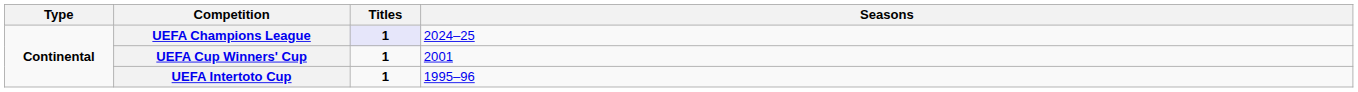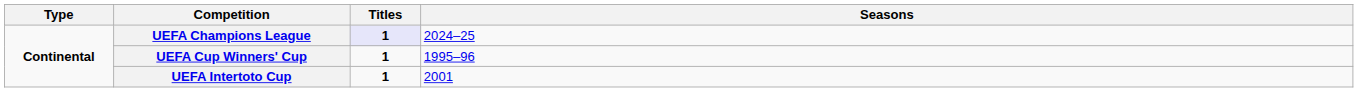(438, 56) 2001 -> (449, 56) 1995–96
(449, 77) 1995–96 -> (438, 77) 2001
